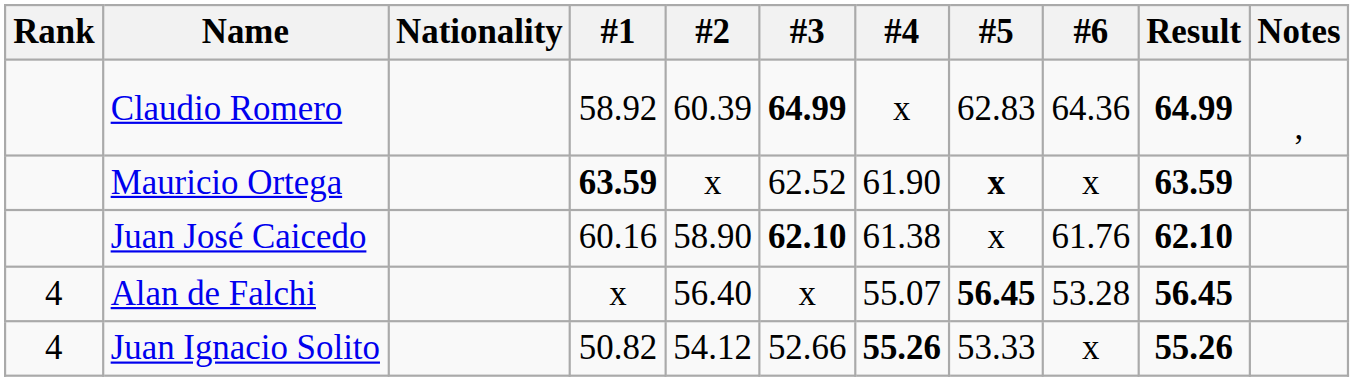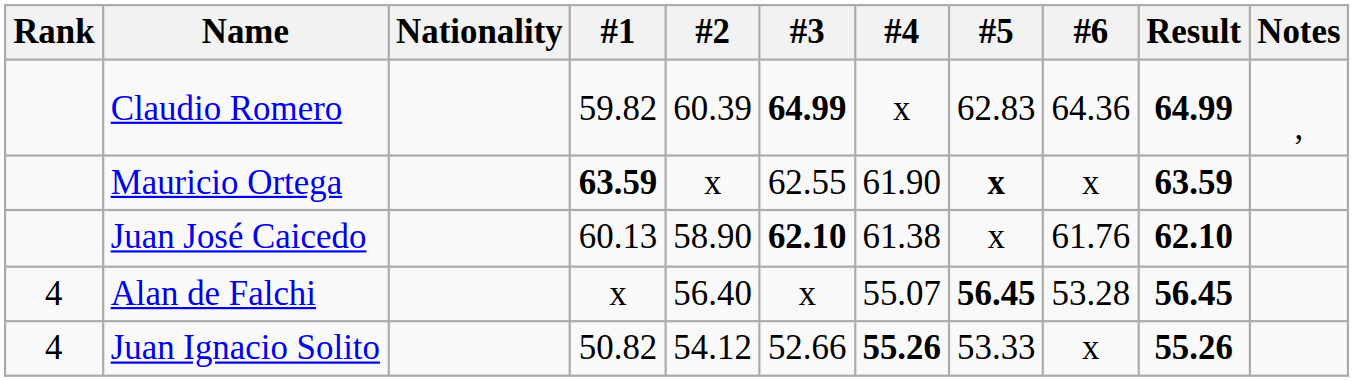(618, 107) 58.92 -> (618, 107) 59.82
(807, 182) 62.52 -> (807, 182) 62.55
(618, 237) 60.16 -> (618, 237) 60.13
